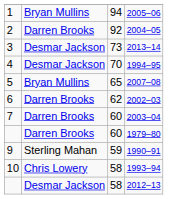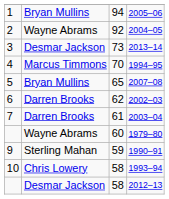(59, 30) Darren Brooks -> (61, 30) Wayne Abrams
(64, 64) Desmar Jackson -> (65, 64) Marcus Timmons
(116, 116) 60 -> (118, 116) 61
(59, 133) Darren Brooks -> (61, 133) Wayne Abrams
